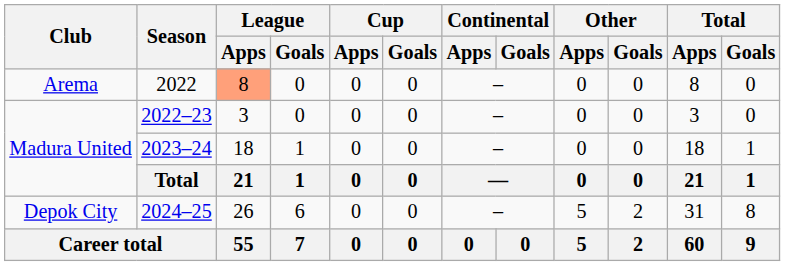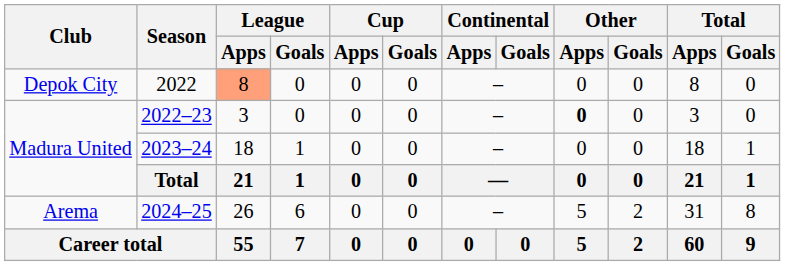(71, 84) Arema -> (71, 84) Depok City
(582, 116) normal -> (582, 116) bold
(71, 212) Depok City -> (71, 212) Arema
